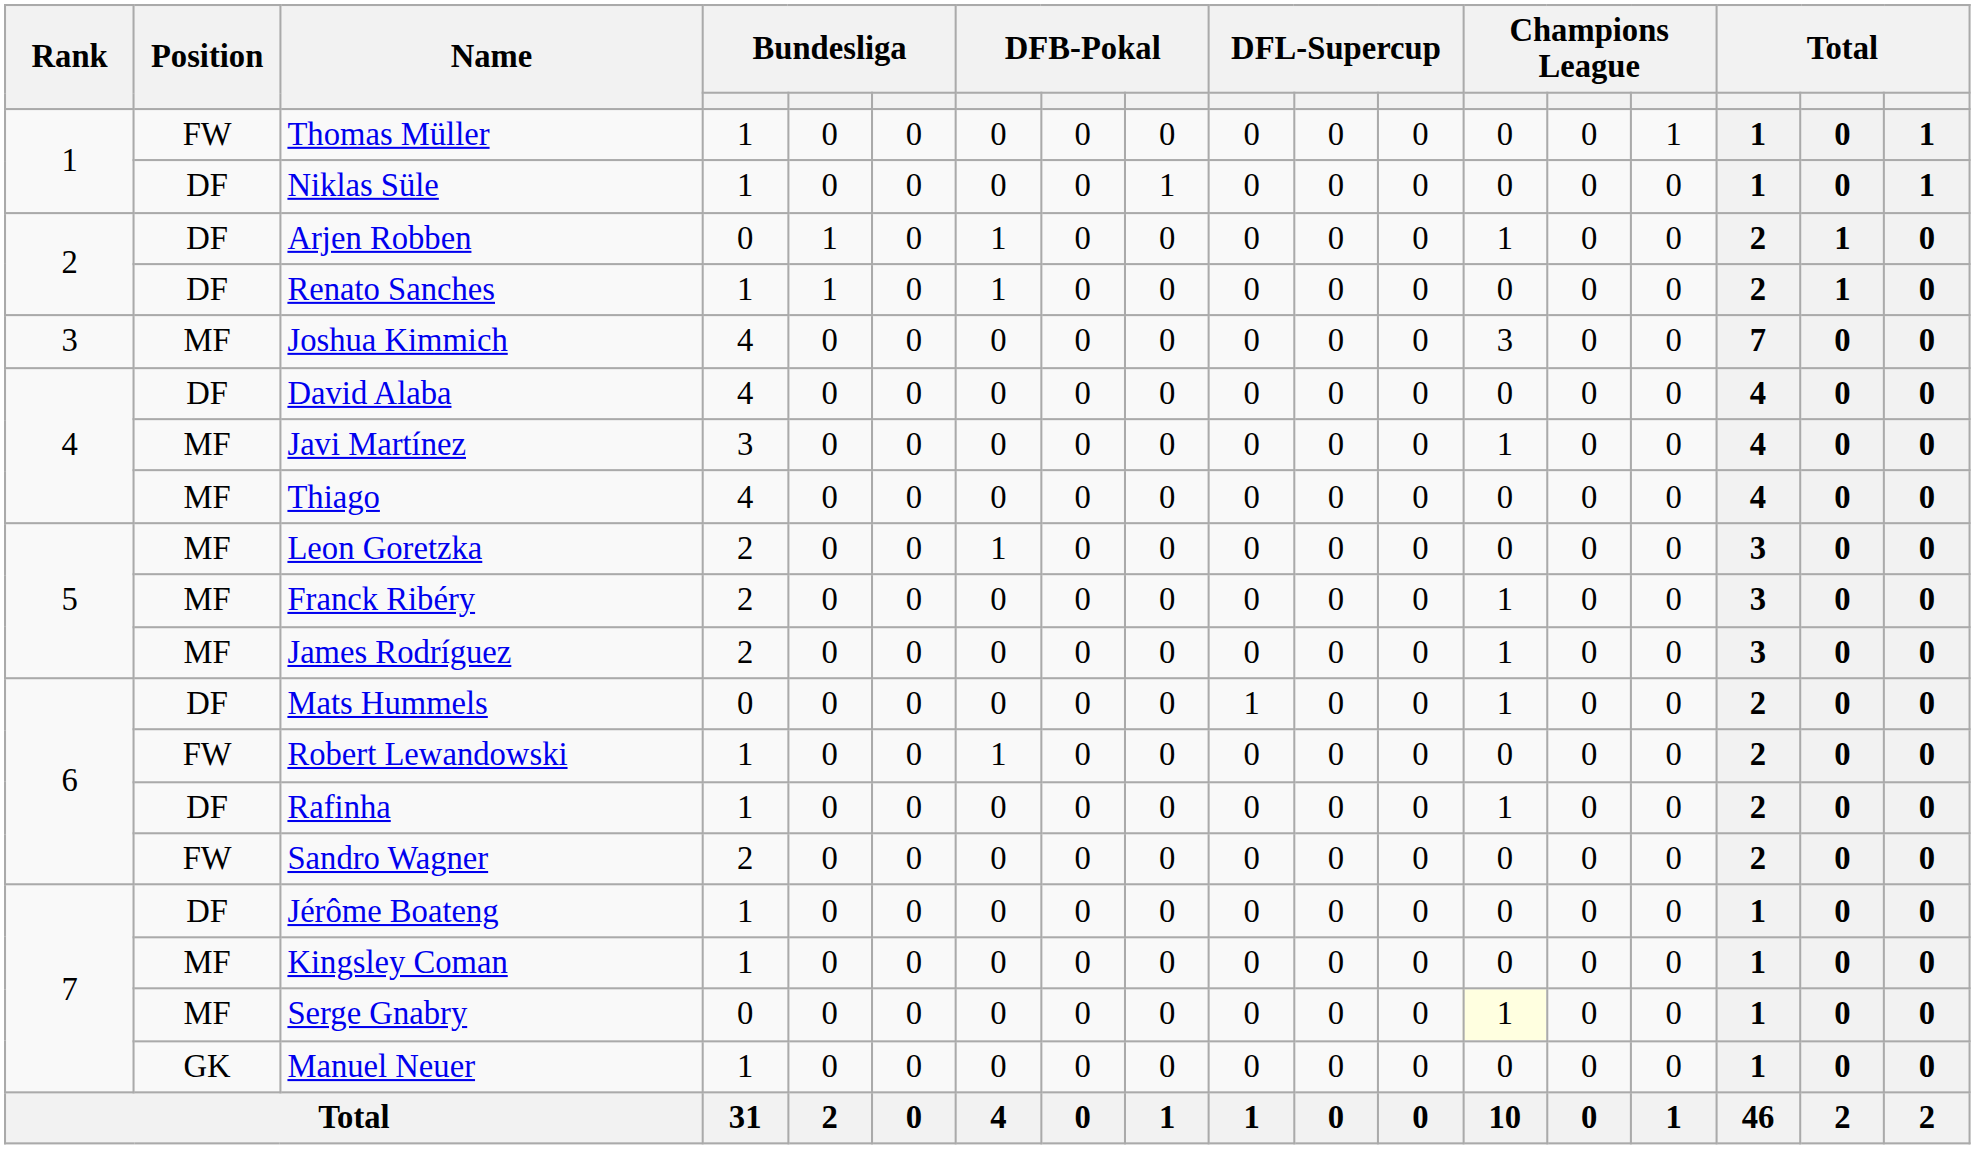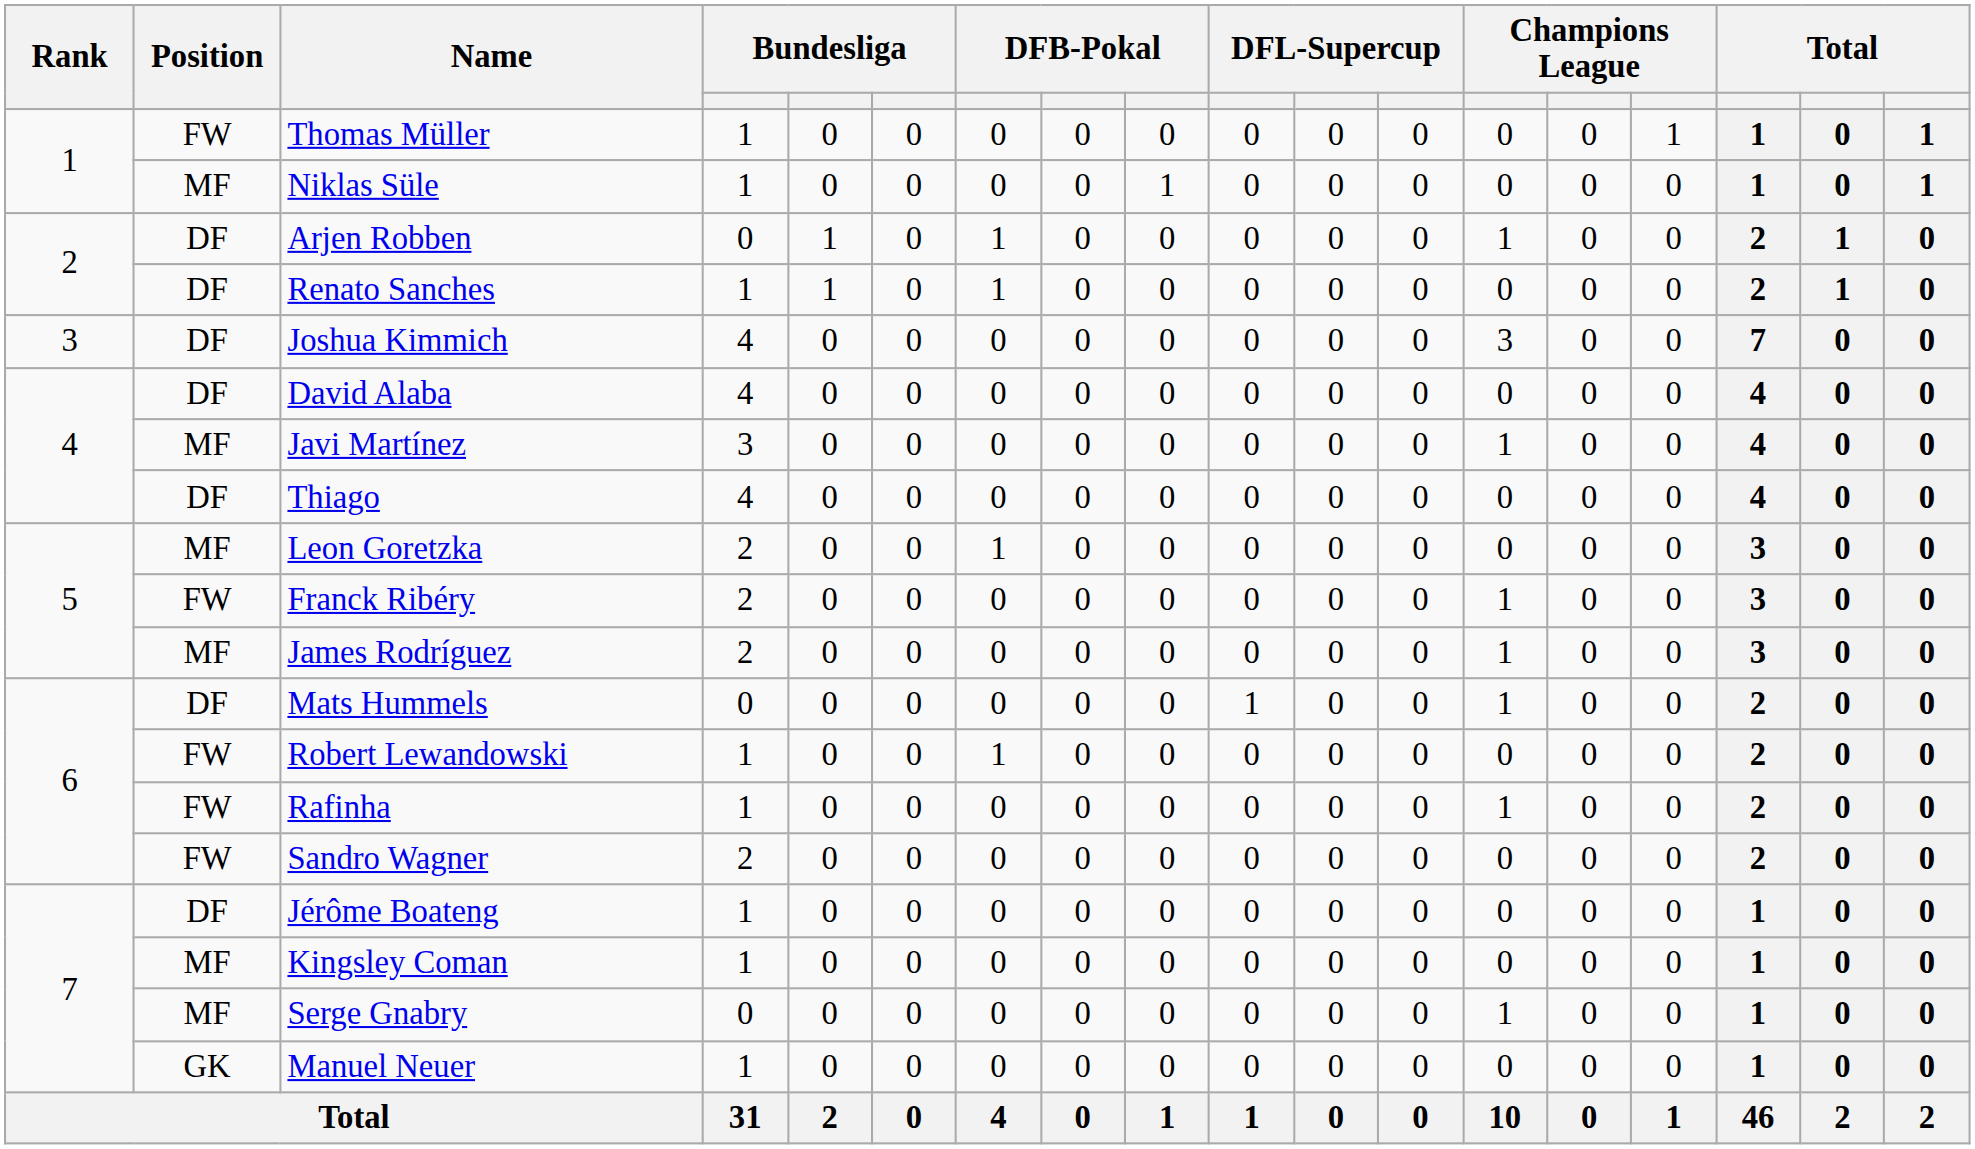(207, 185) DF -> (207, 185) MF
(207, 340) MF -> (207, 340) DF
(207, 496) MF -> (207, 496) DF
(207, 599) MF -> (207, 599) FW
(207, 806) DF -> (207, 806) FW
(1505, 1013) lightyellow background -> (1505, 1013) no background
